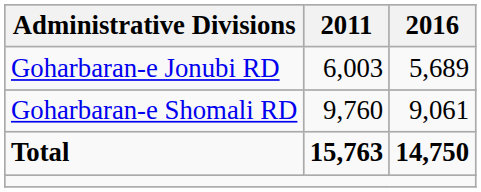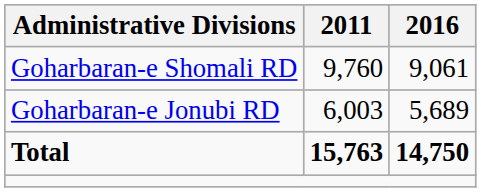rows swapped: (145, 68) <-> (154, 110)
